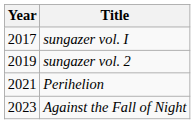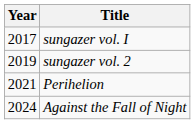(22, 107) 2023 -> (22, 107) 2024
